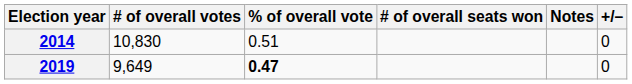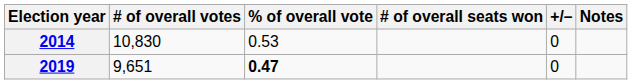columns swapped: (612, 16) <-> (572, 16)
(264, 41) 0.51 -> (264, 41) 0.53
(133, 66) 9,649 -> (133, 66) 9,651
